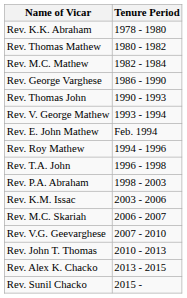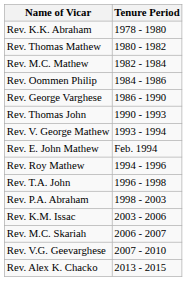+ row: (52, 81)
- row: (52, 251)
- row: (47, 285)
